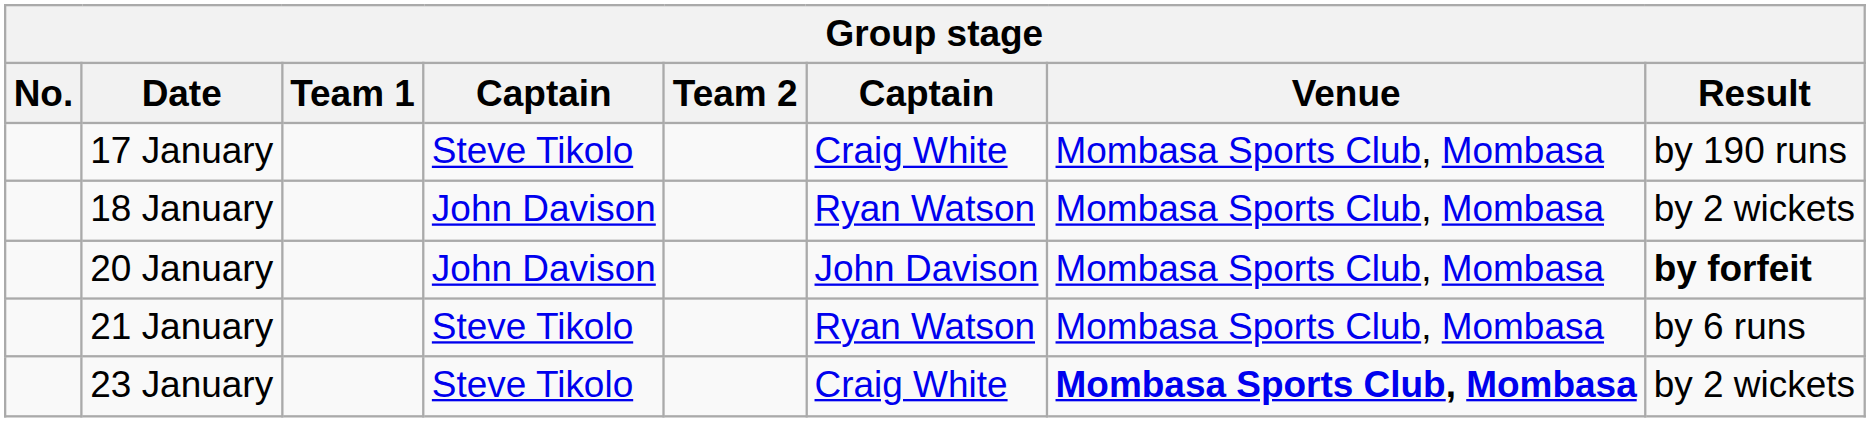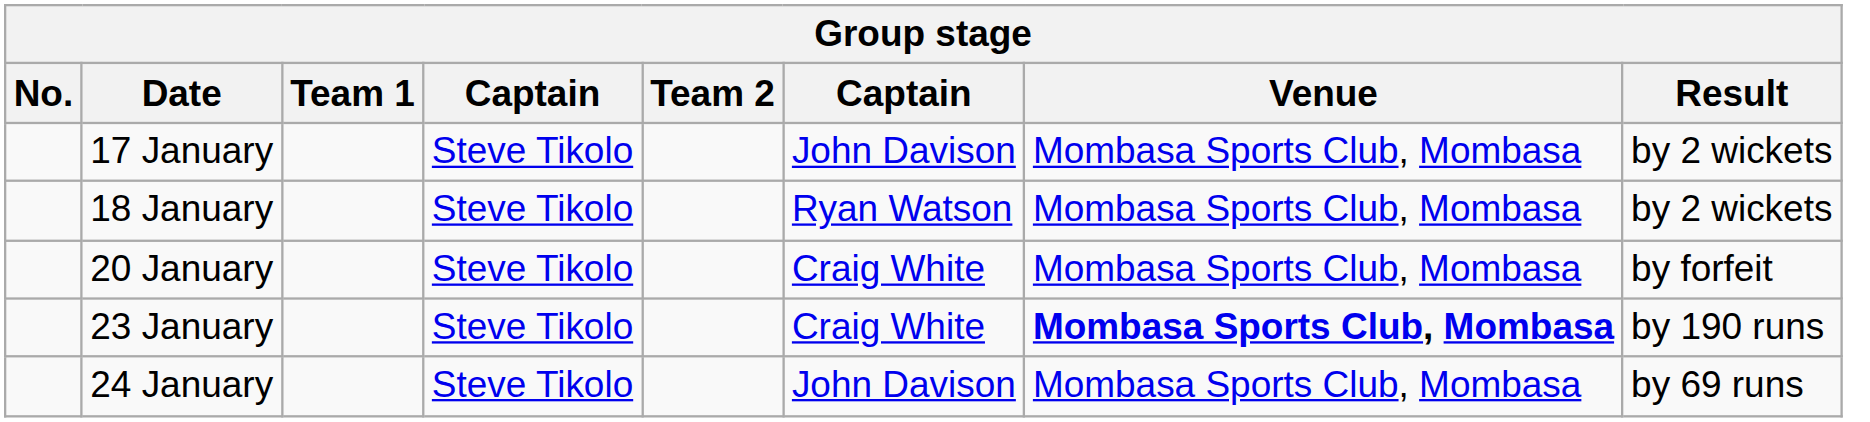(911, 151) Craig White -> (904, 151) John Davison
(1750, 151) by 190 runs -> (1732, 151) by 2 wickets
(544, 209) John Davison -> (533, 209) Steve Tikolo
(544, 268) John Davison -> (533, 268) Steve Tikolo
(927, 268) John Davison -> (888, 268) Craig White
(1733, 268) bold -> (1702, 268) normal
- row: (182, 326)
(1754, 385) by 2 wickets -> (1728, 326) by 190 runs
+ row: (182, 385)
